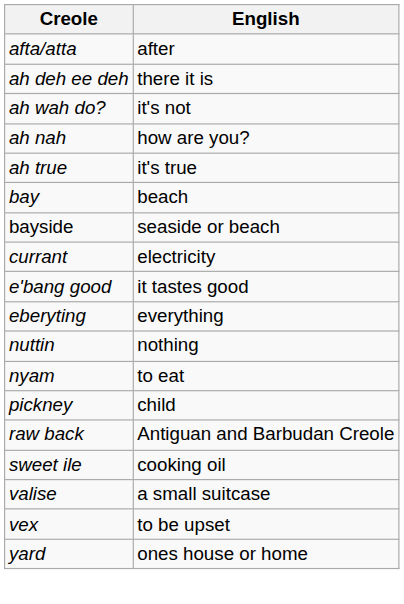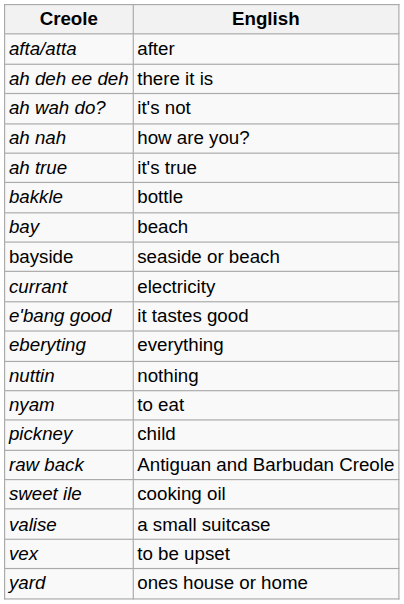+ row: (36, 197)
